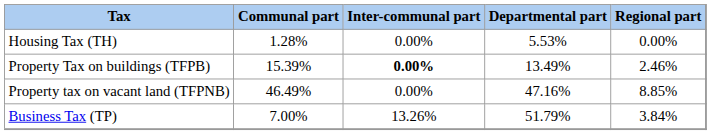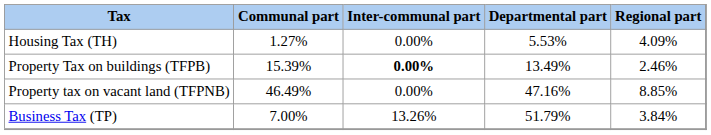(288, 41) 1.28% -> (288, 41) 1.27%
(658, 41) 0.00% -> (658, 41) 4.09%
